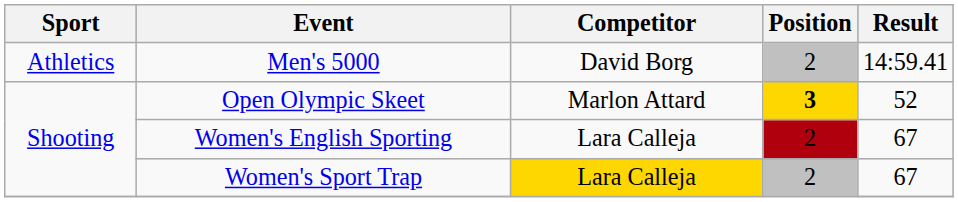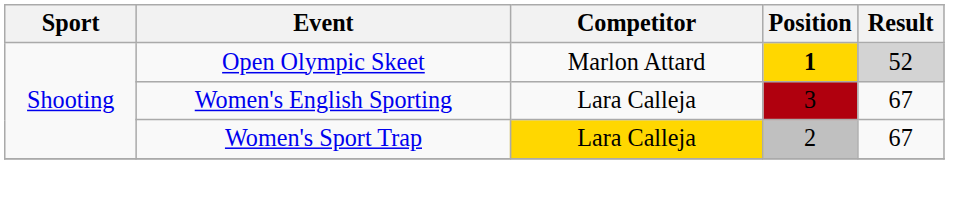- row: (323, 61)
(810, 100) 3 -> (810, 61) 1
(906, 100) no background -> (901, 61) lightgrey background
(810, 138) 2 -> (810, 100) 3
